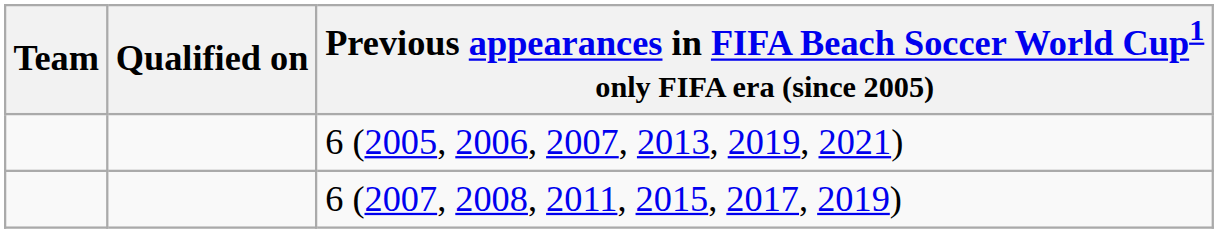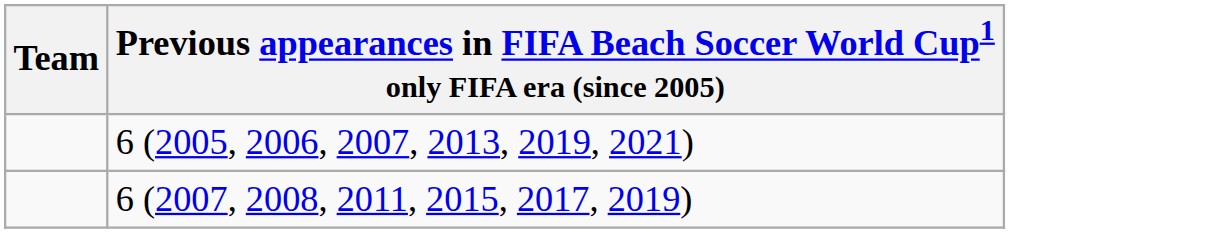- column: (212, 58)
